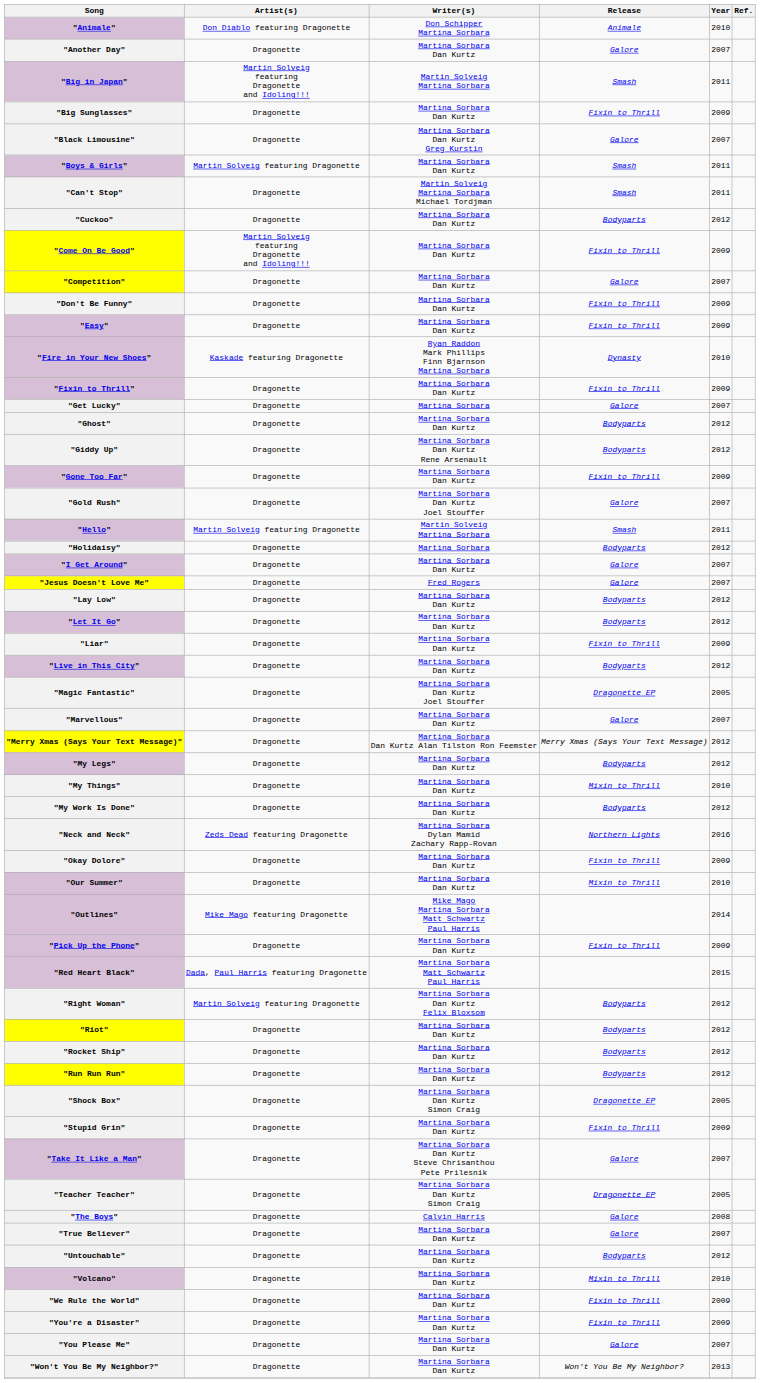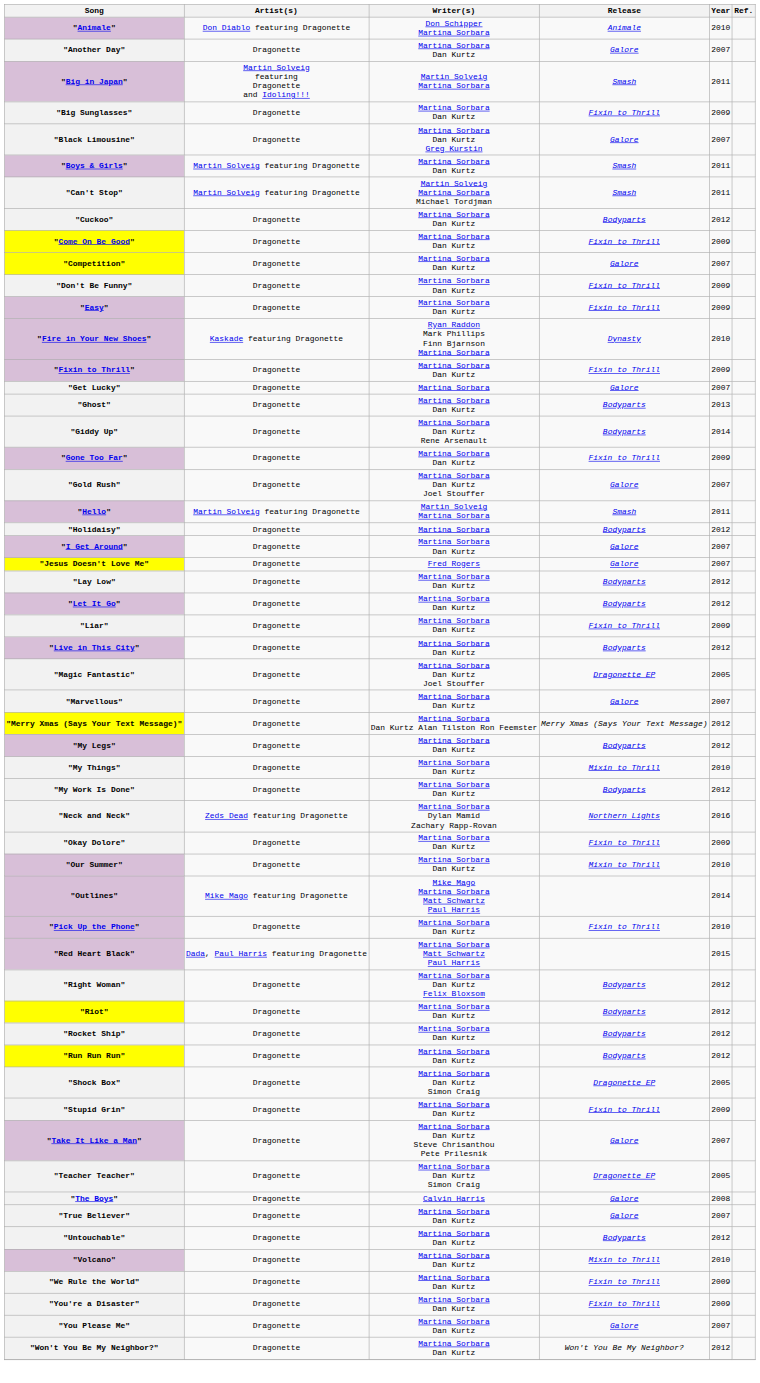(276, 193) Dragonette -> (276, 193) Martin Solveig featuring Dragonette
(276, 251) Martin Solveig featuring Dragonette and Idoling!!! -> (276, 241) Dragonette
(721, 423) 2012 -> (721, 405) 2013
(721, 450) 2012 -> (721, 432) 2014
(721, 946) 2009 -> (721, 927) 2010
(276, 1004) Martin Solveig featuring Dragonette -> (276, 985) Dragonette
(721, 1367) 2013 -> (721, 1348) 2012
